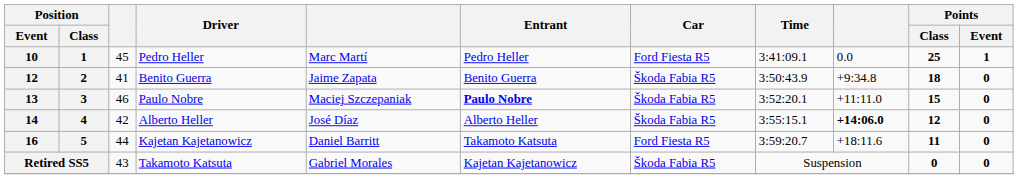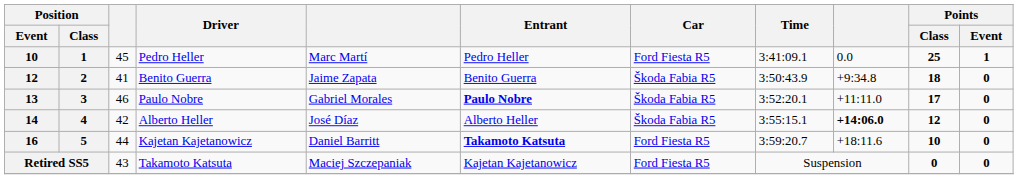(360, 99) Maciej Szczepaniak -> (350, 99) Gabriel Morales
(934, 99) 15 -> (934, 99) 17
(510, 141) normal -> (514, 141) bold
(934, 141) 11 -> (934, 141) 10
(350, 162) Gabriel Morales -> (360, 162) Maciej Szczepaniak
(675, 162) Škoda Fabia R5 -> (672, 162) Ford Fiesta R5
